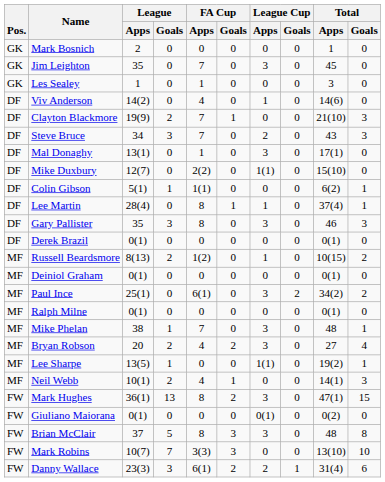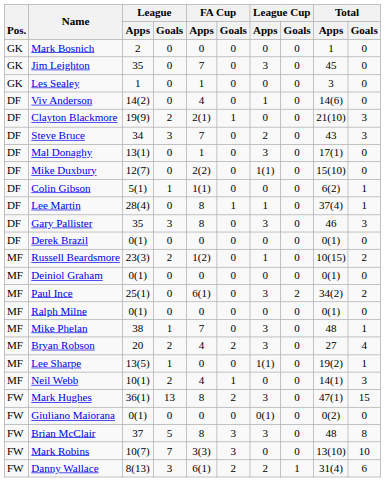(201, 118) 7 -> (201, 118) 2(1)
(138, 258) 8(13) -> (138, 258) 23(3)
(138, 468) 23(3) -> (138, 468) 8(13)
